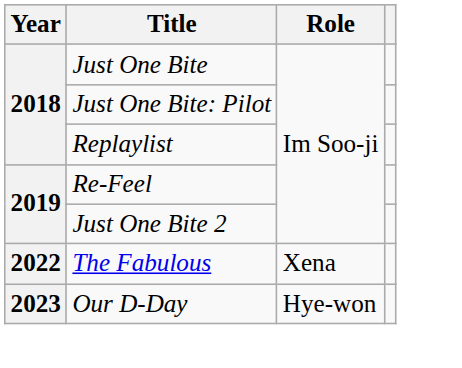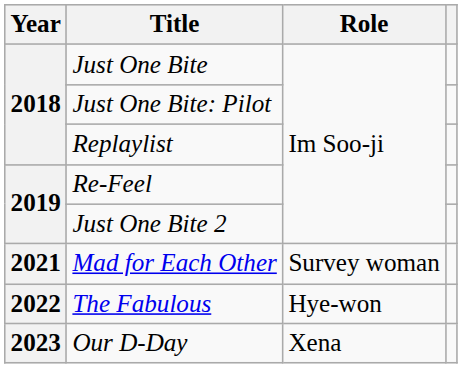+ row: (175, 263)
(309, 263) Xena -> (335, 303) Hye-won
(330, 303) Hye-won -> (315, 343) Xena
